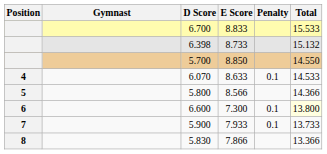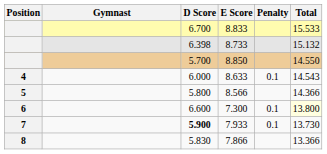(200, 76) 6.070 -> (200, 76) 6.000
(306, 76) 14.533 -> (306, 76) 14.543
(200, 124) normal -> (200, 124) bold
(306, 124) 13.733 -> (306, 124) 13.730
